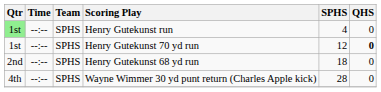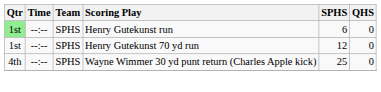(345, 29) 4 -> (345, 29) 6
(371, 45) bold -> (371, 45) normal
- row: (142, 62)
(342, 78) 28 -> (342, 62) 25
